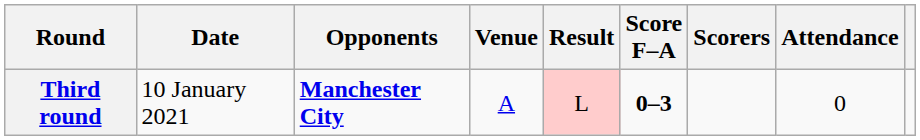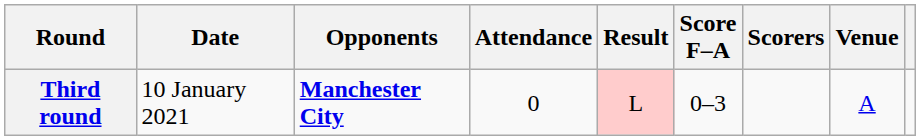columns swapped: (506, 37) <-> (840, 37)
(654, 102) bold -> (708, 102) normal
